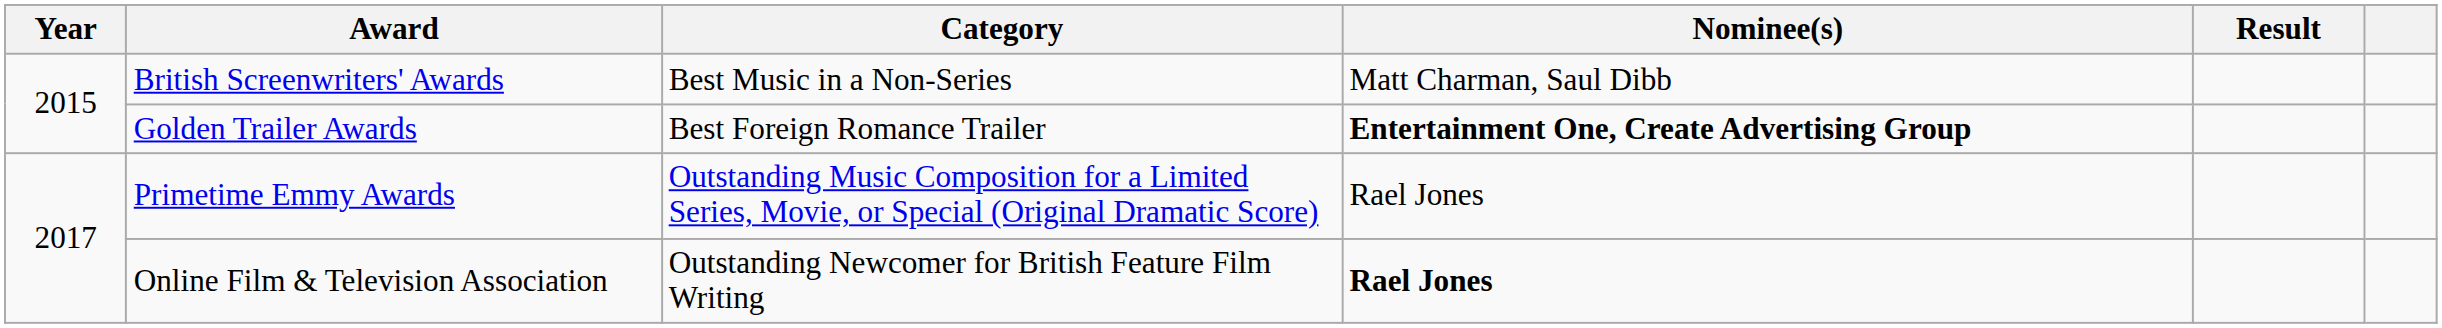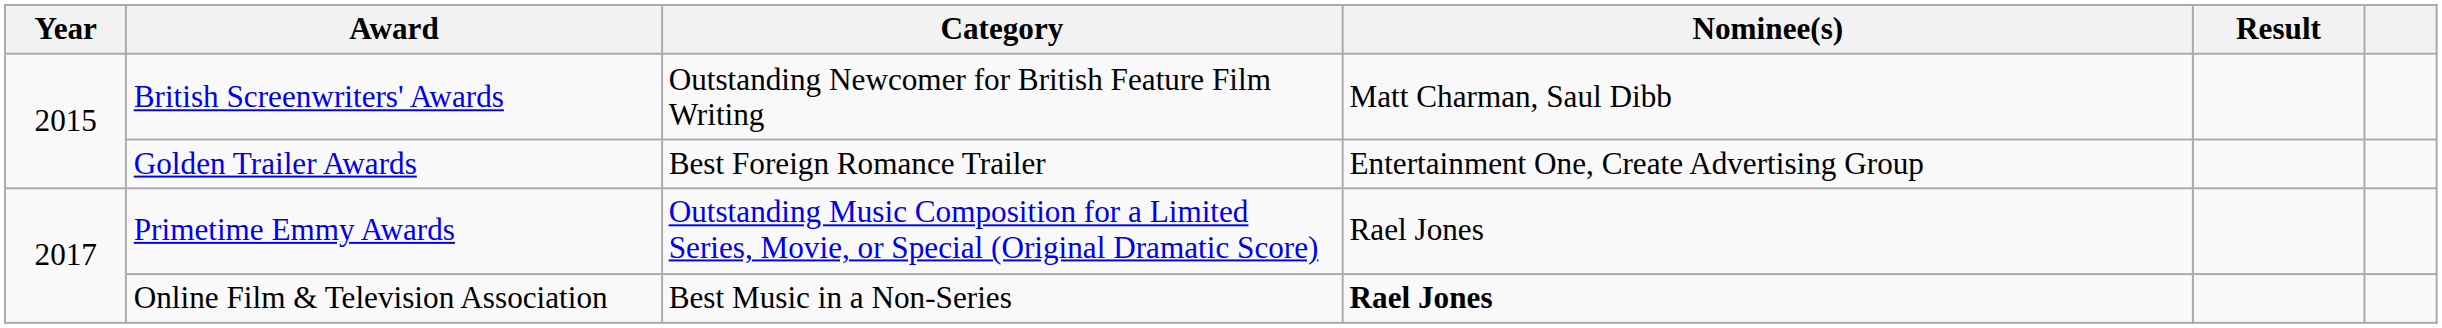(840, 78) Best Music in a Non-Series -> (970, 96) Outstanding Newcomer for British Feature Film Writing
(1661, 128) bold -> (1637, 163) normal
(970, 279) Outstanding Newcomer for British Feature Film Writing -> (840, 297) Best Music in a Non-Series
